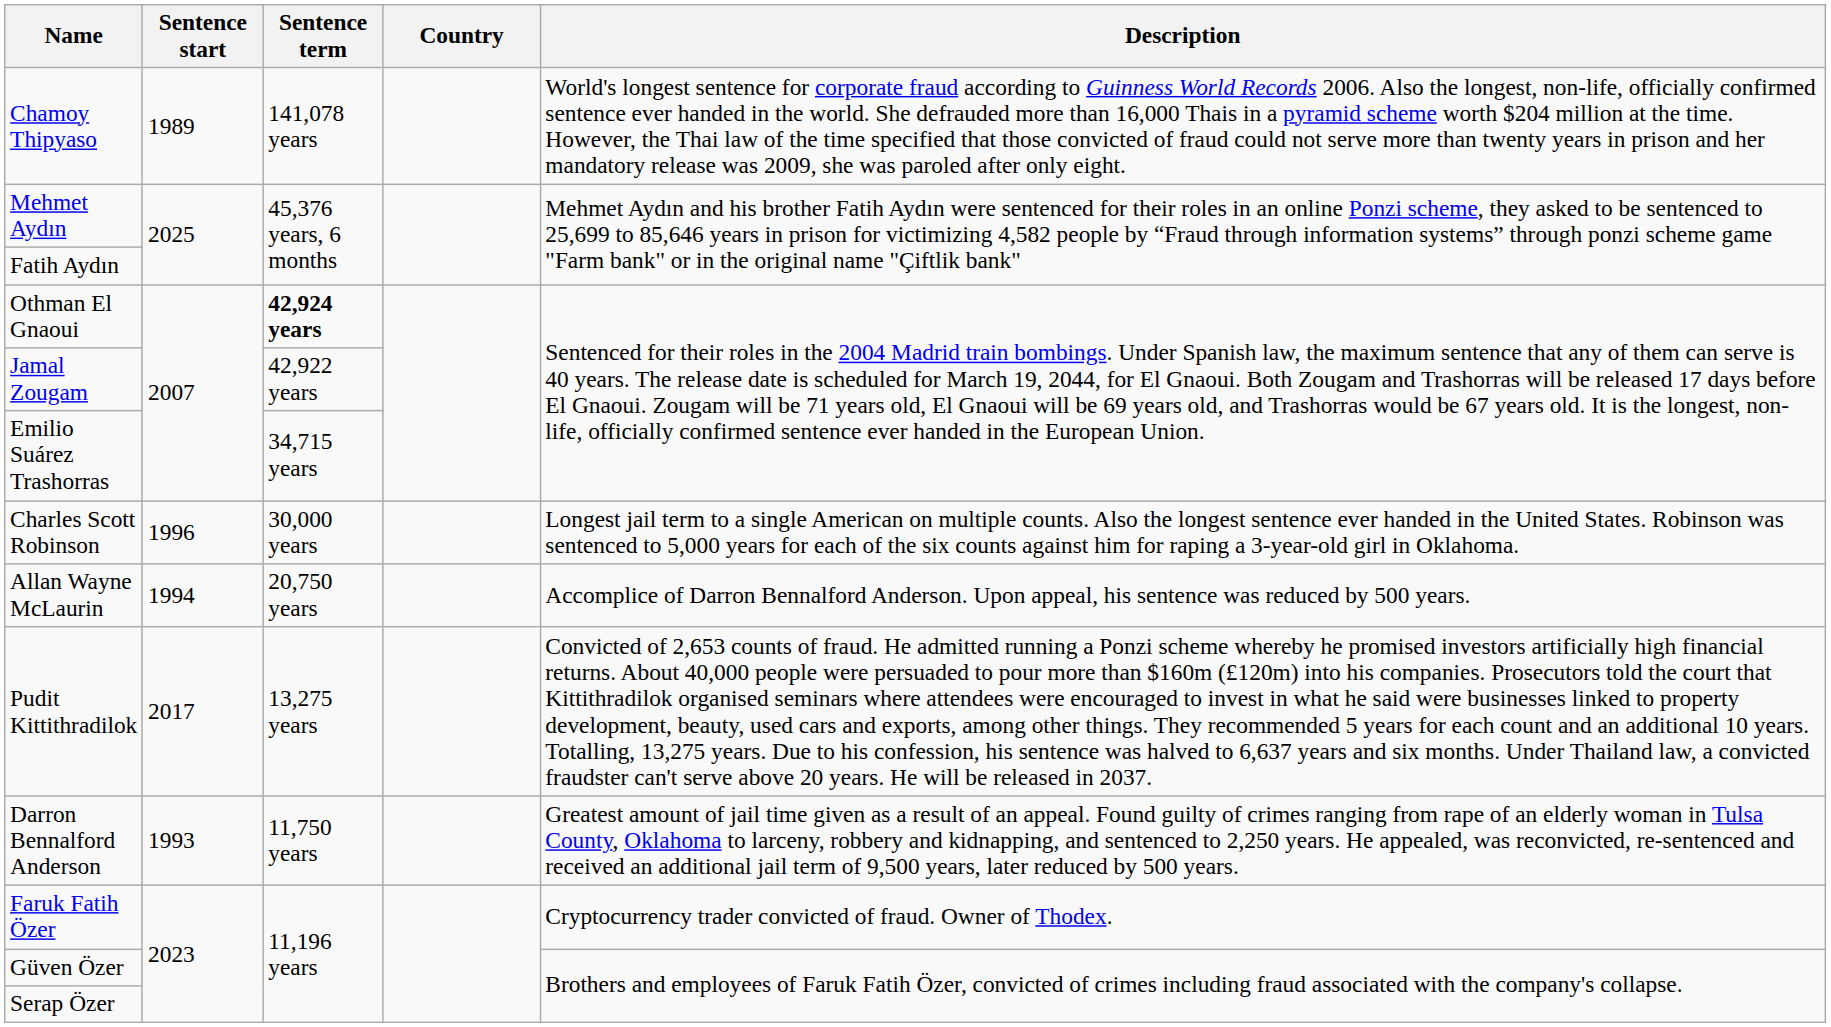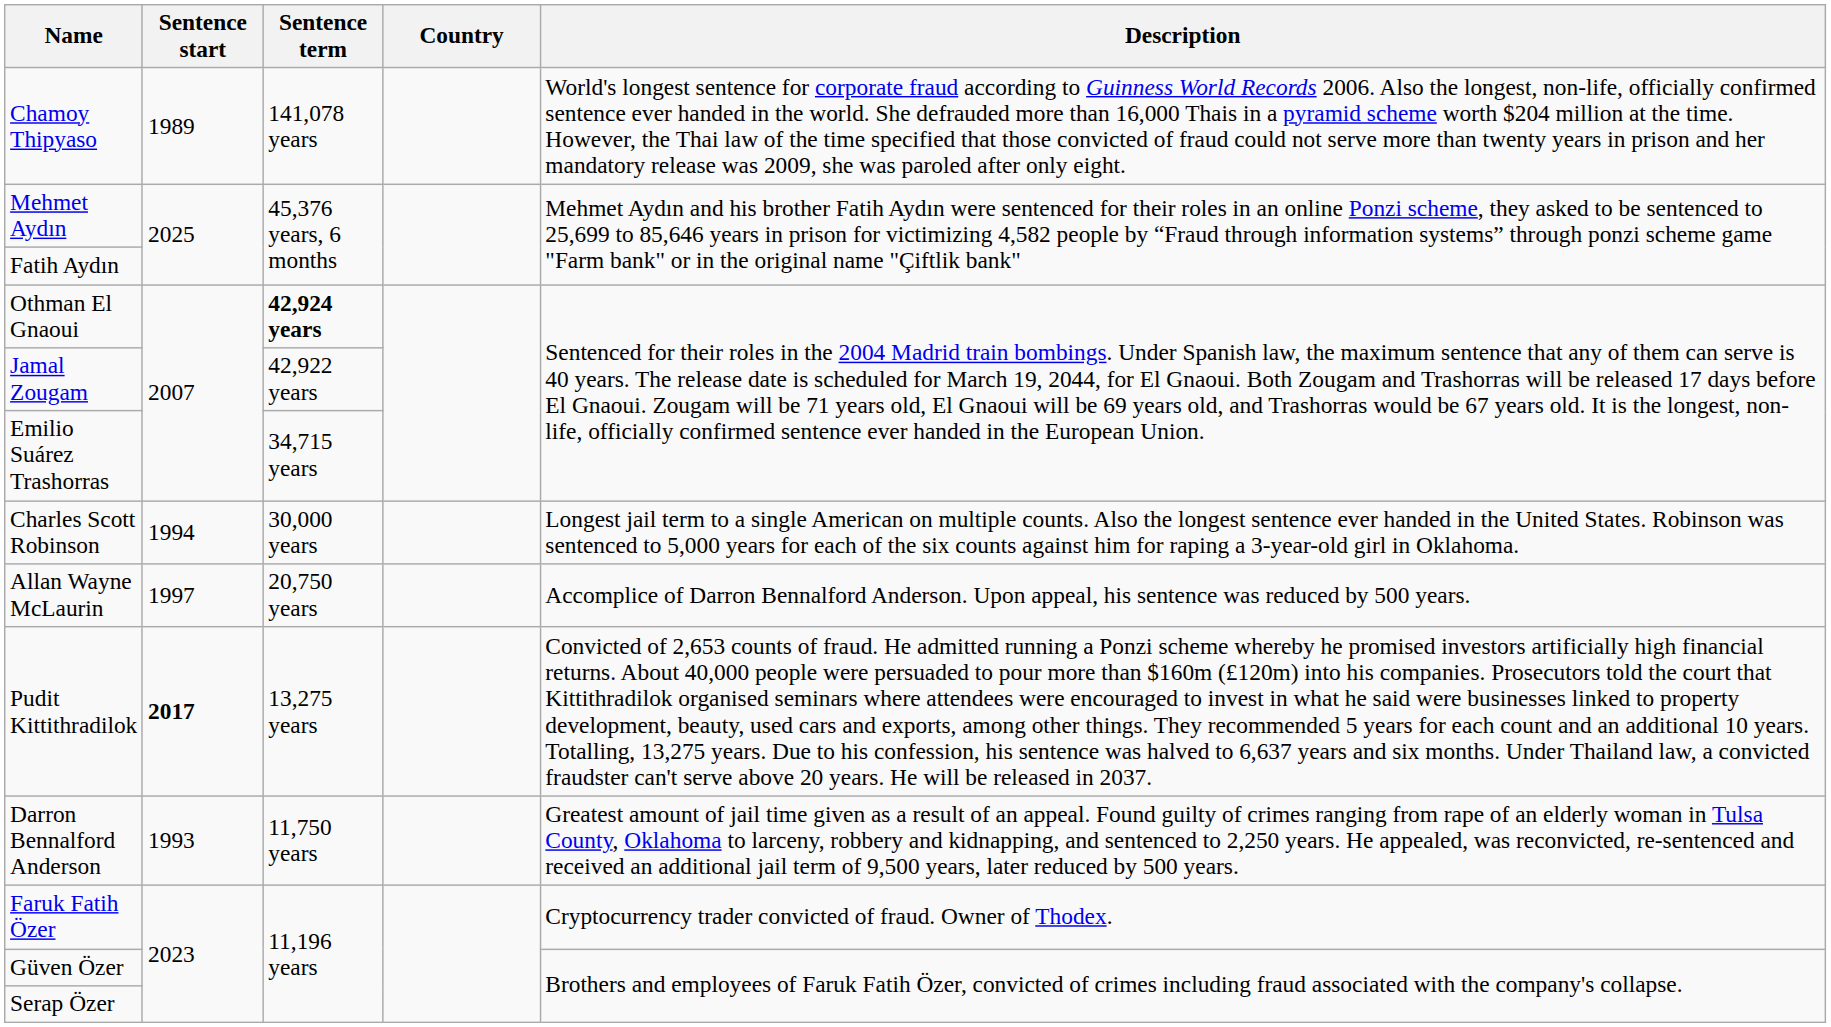(171, 532) 1996 -> (171, 532) 1994
(171, 595) 1994 -> (171, 595) 1997
(171, 711) normal -> (171, 711) bold
